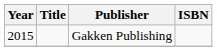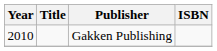(21, 35) 2015 -> (21, 35) 2010
